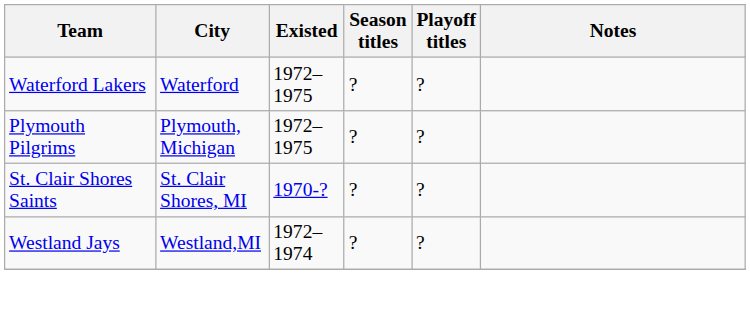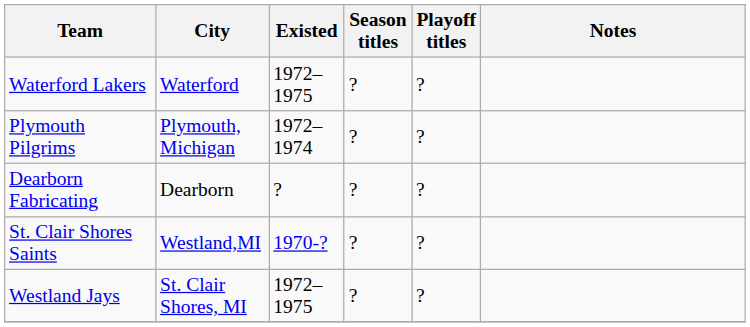(298, 136) 1972–1975 -> (298, 136) 1972–1974
+ row: (54, 189)
(203, 189) St. Clair Shores, MI -> (211, 242) Westland,MI
(211, 242) Westland,MI -> (203, 295) St. Clair Shores, MI
(298, 242) 1972–1974 -> (298, 295) 1972–1975
